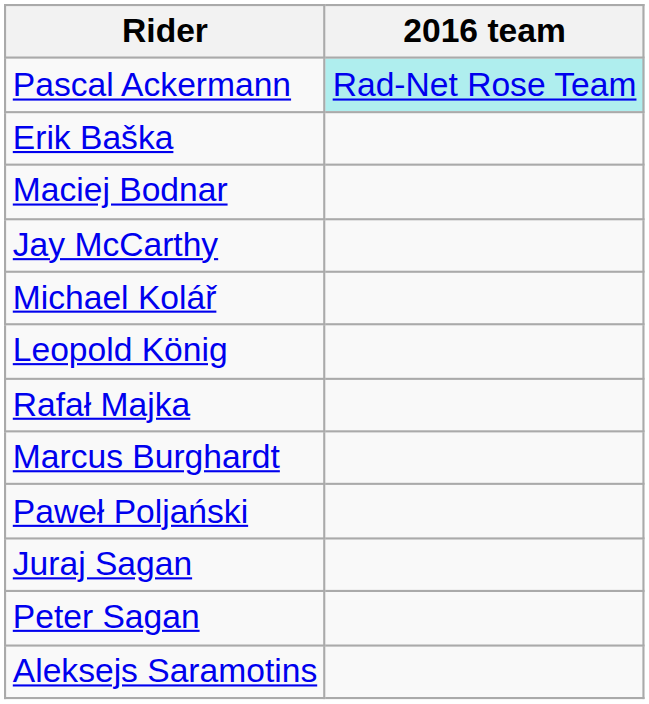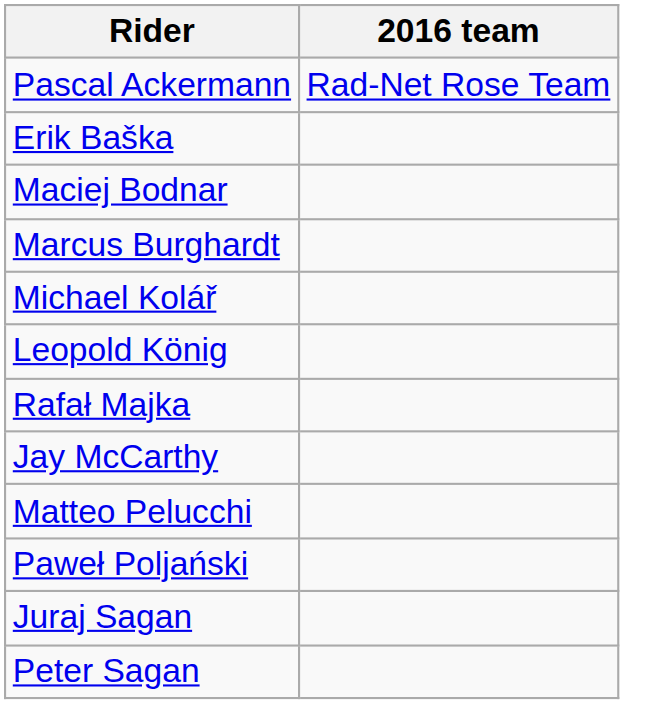(485, 84) paleturquoise background -> (458, 84) no background
rows swapped: (146, 457) <-> (115, 244)
+ row: (132, 510)
- row: (165, 670)
